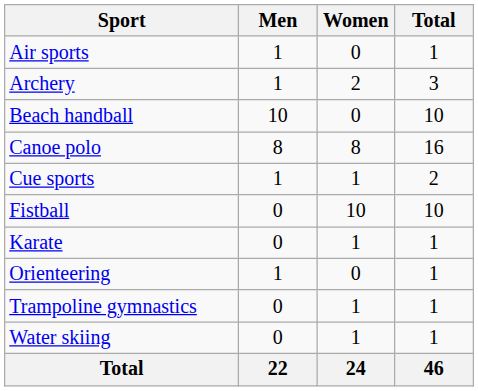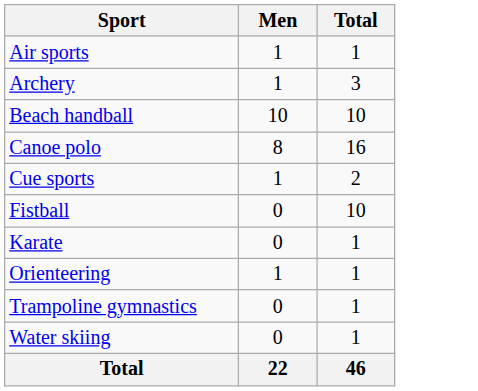- column: (356, 20)
